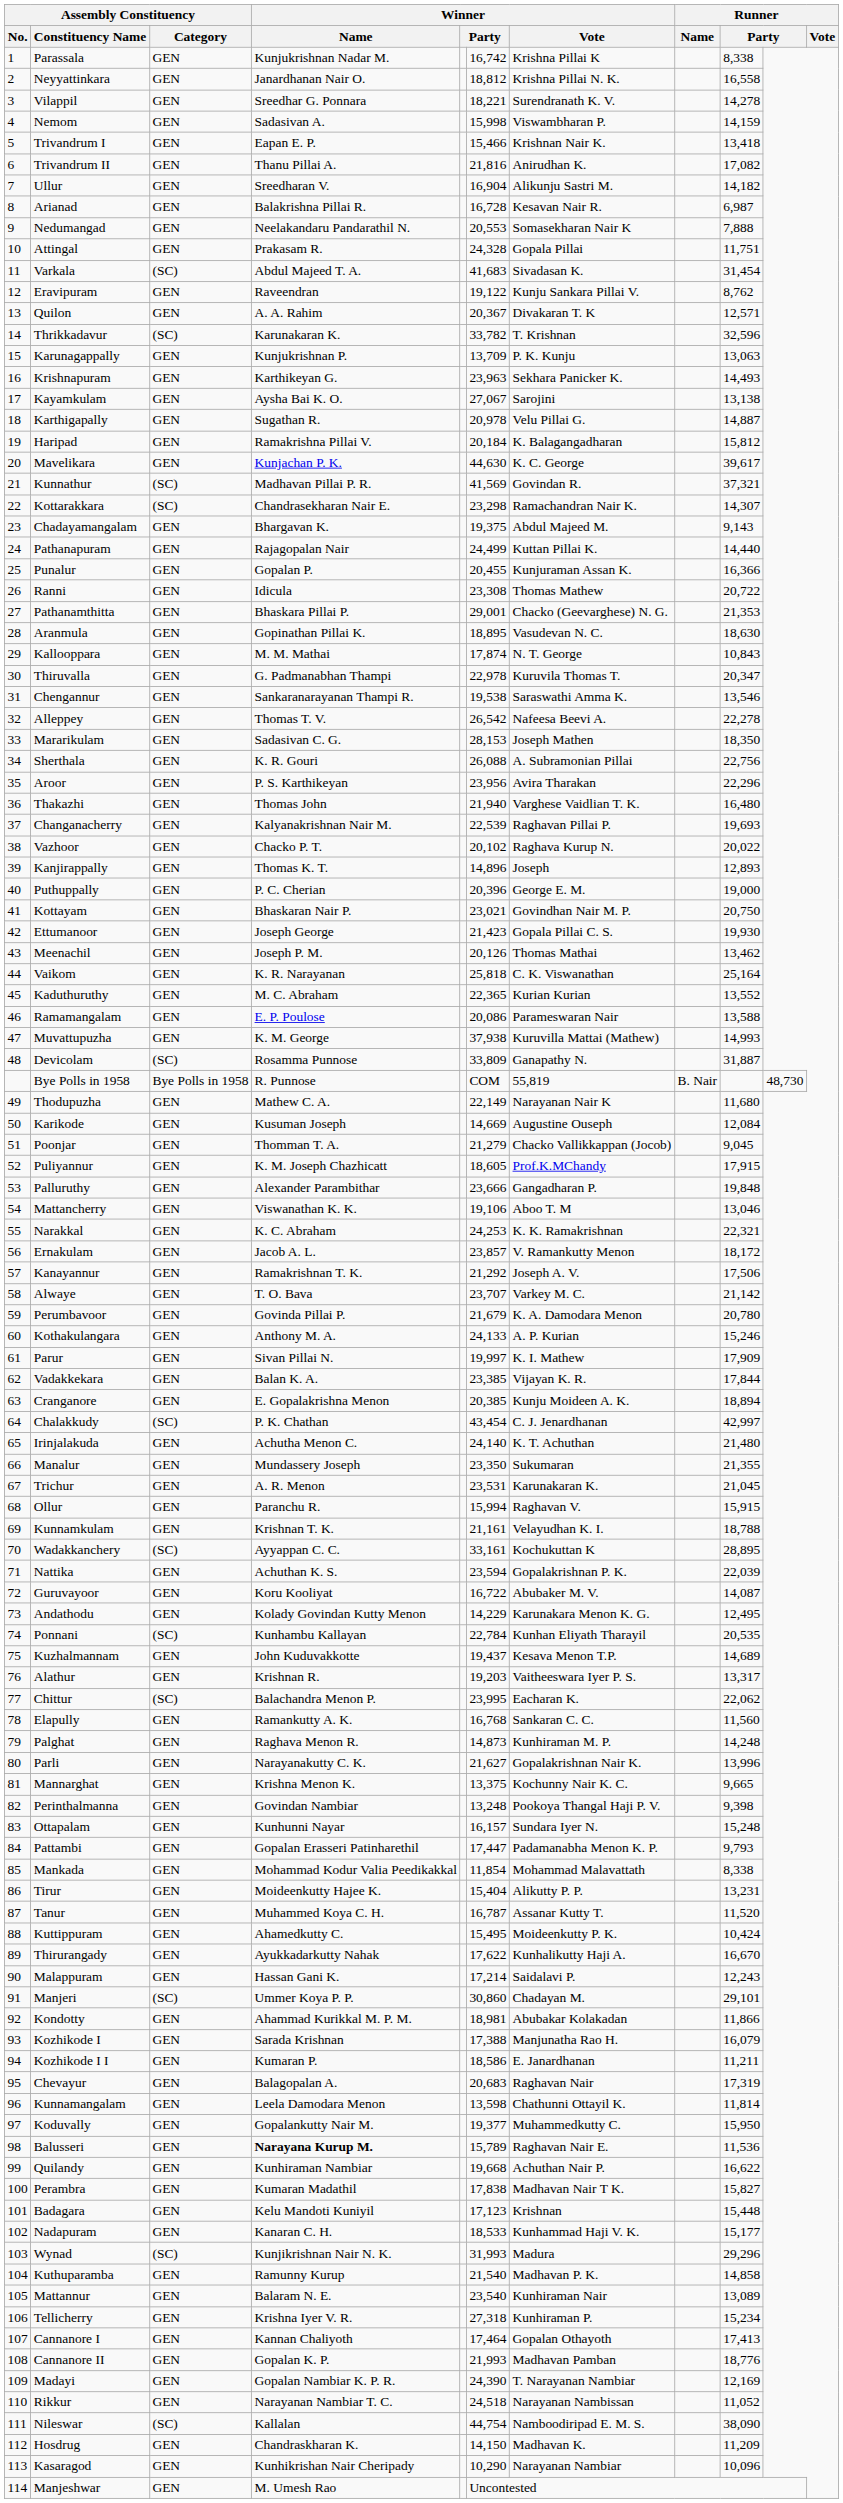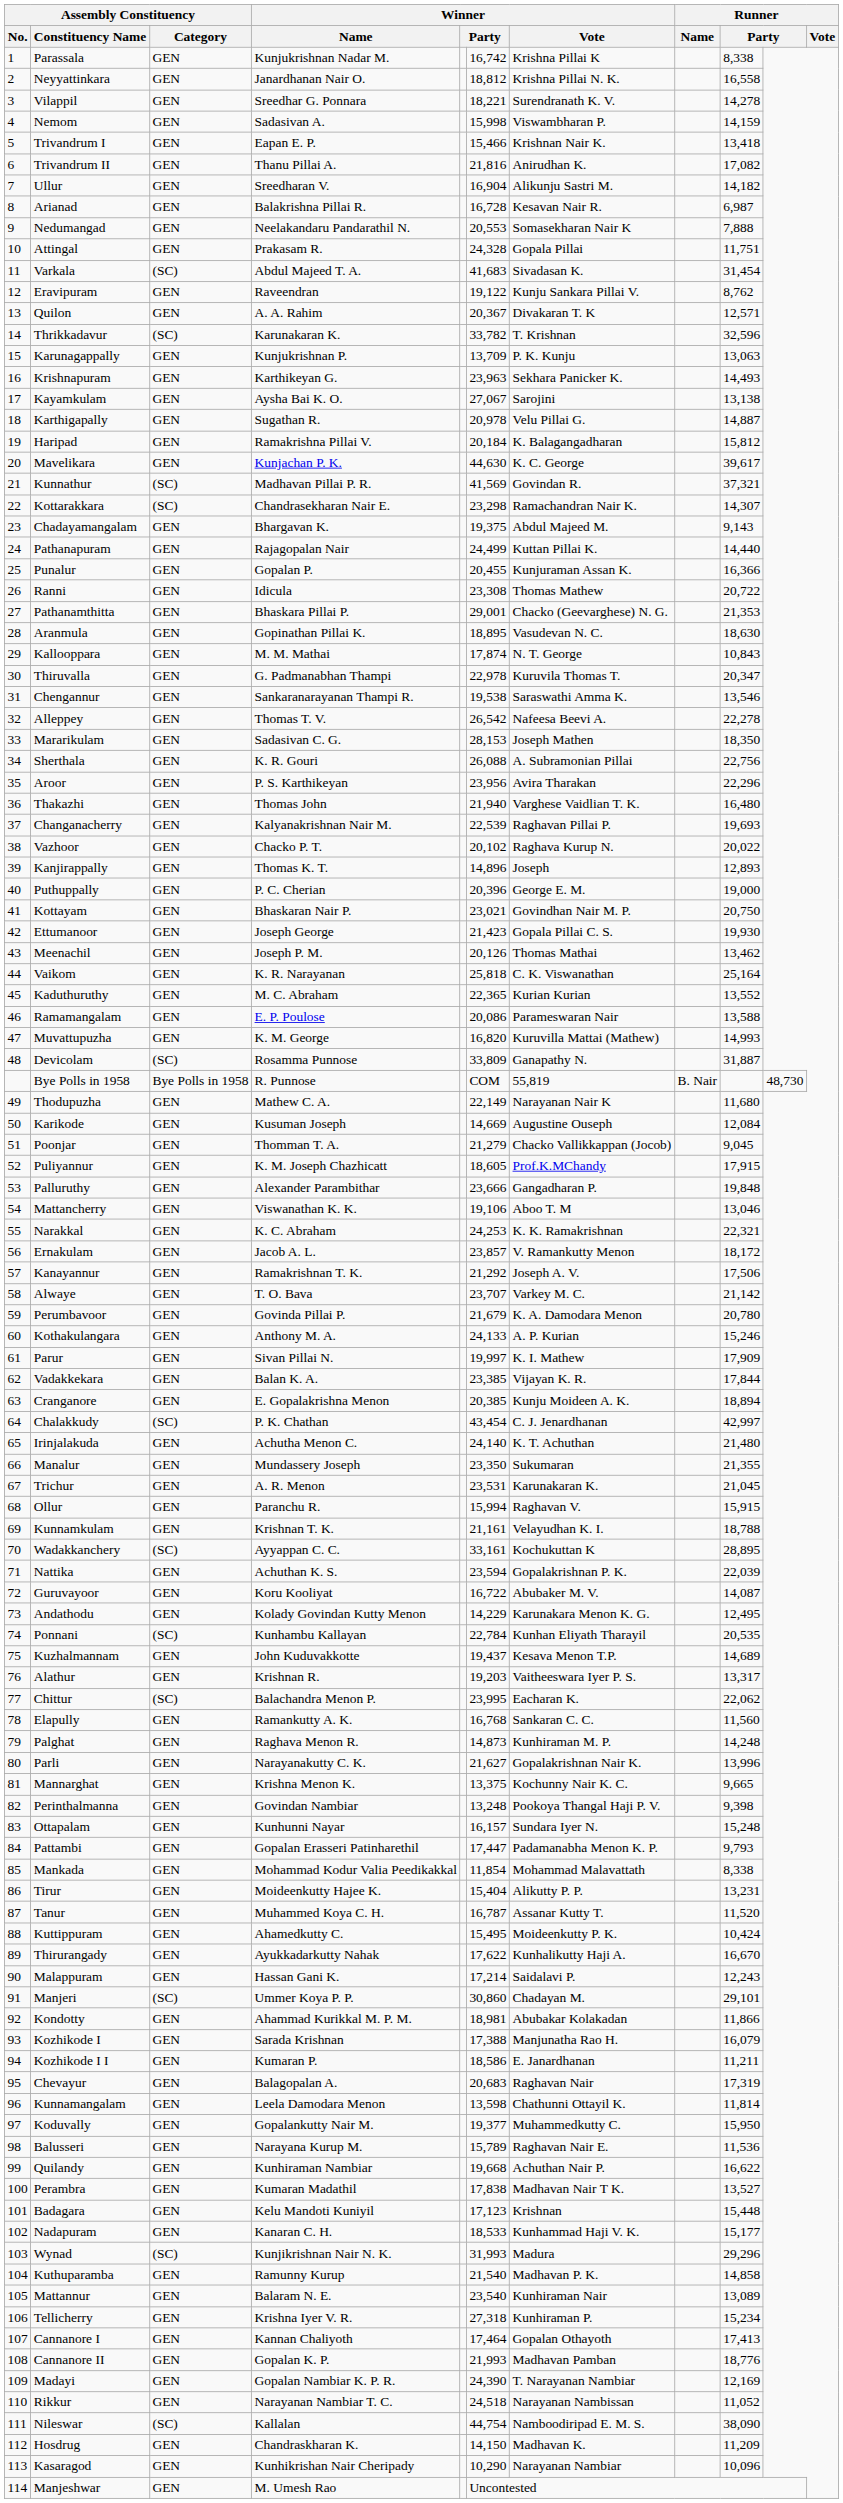(488, 1038) 37,938 -> (488, 1038) 16,820
(314, 2146) bold -> (309, 2146) normal
(742, 2189) 15,827 -> (742, 2189) 13,527
